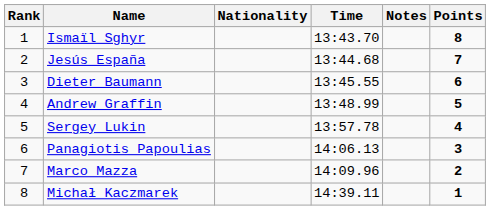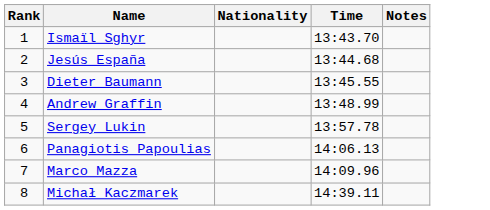- column: (458, 16)
